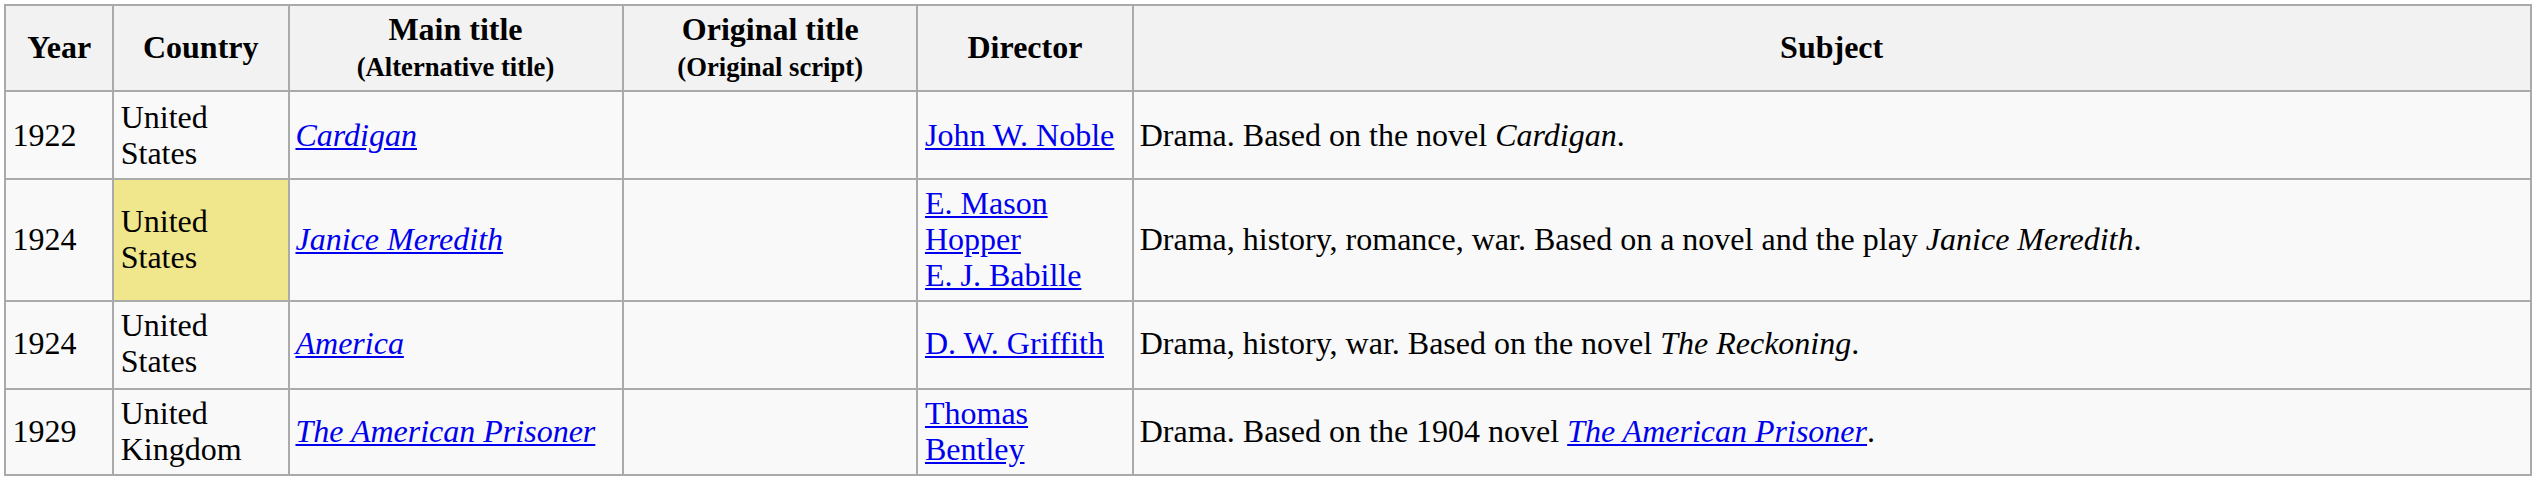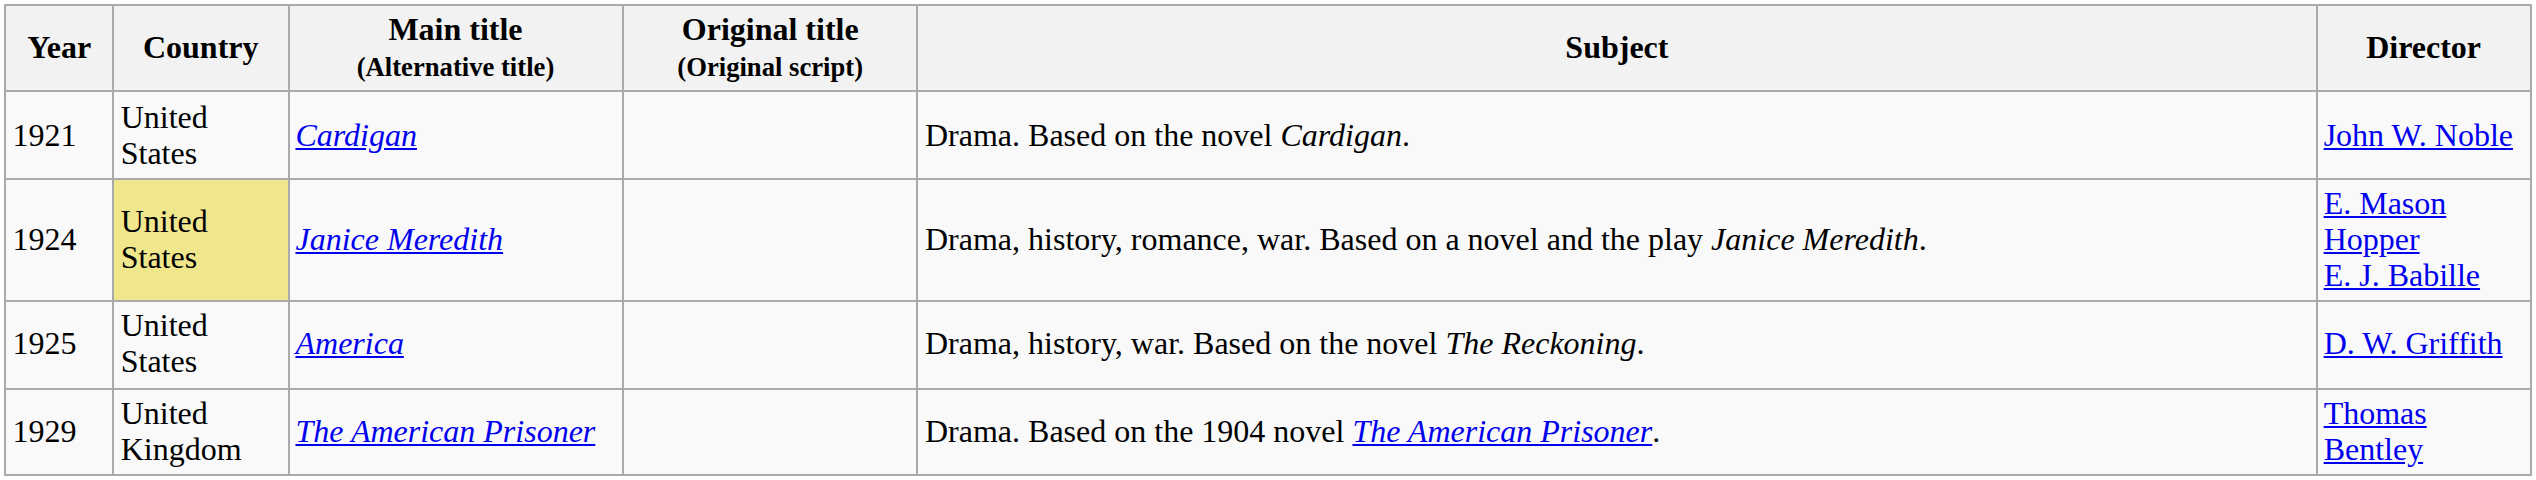columns swapped: (1025, 47) <-> (1832, 47)
(44, 134) 1922 -> (44, 134) 1921
(44, 344) 1924 -> (44, 344) 1925
